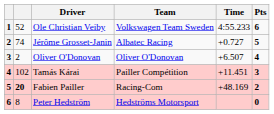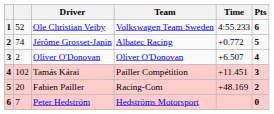(231, 42) +0.727 -> (231, 42) +0.772
(20, 87) bold -> (20, 87) normal
(17, 102) 8 -> (17, 102) 7
